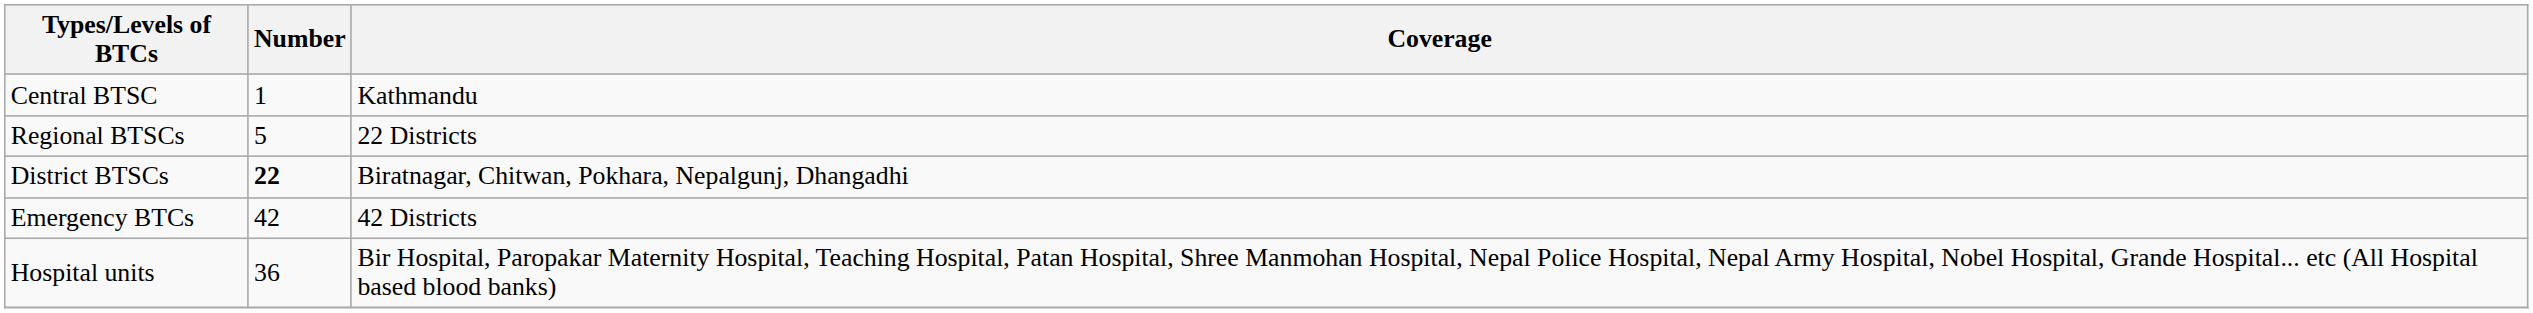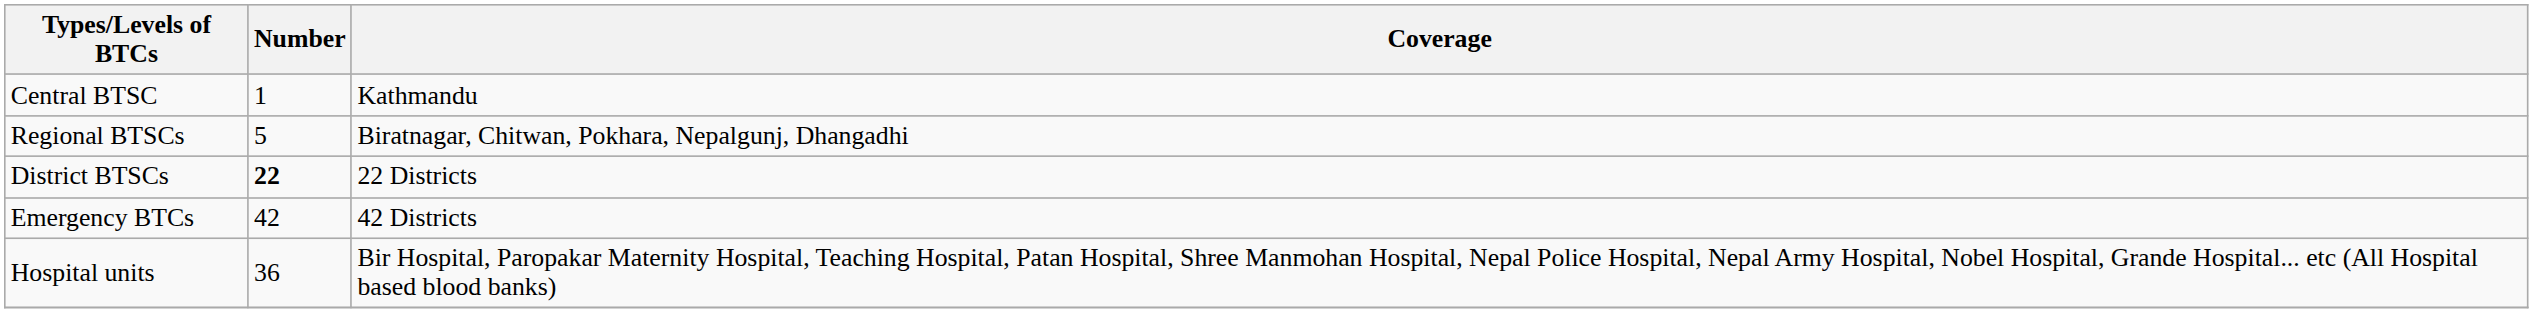(417, 135) 22 Districts -> (633, 135) Biratnagar, Chitwan, Pokhara, Nepalgunj, Dhangadhi
(633, 176) Biratnagar, Chitwan, Pokhara, Nepalgunj, Dhangadhi -> (417, 176) 22 Districts
